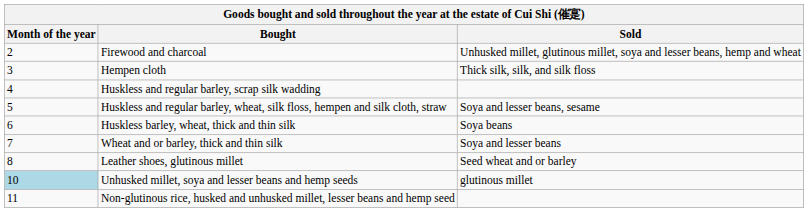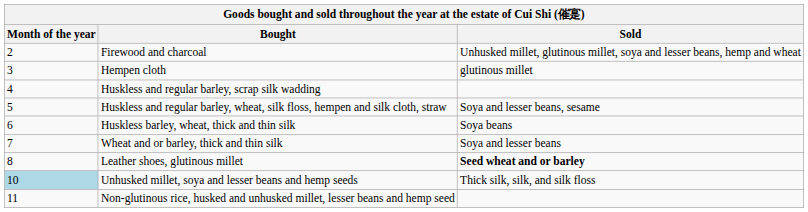(528, 70) Thick silk, silk, and silk floss -> (496, 70) glutinous millet
(518, 161) normal -> (522, 161) bold
(496, 180) glutinous millet -> (528, 180) Thick silk, silk, and silk floss
